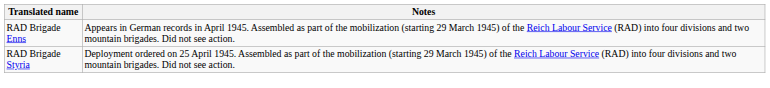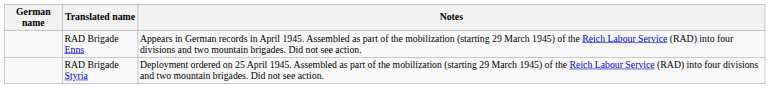+ column: (33, 17)
